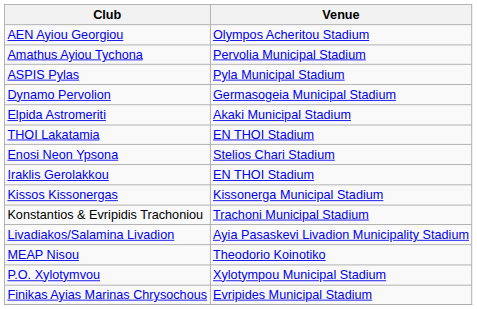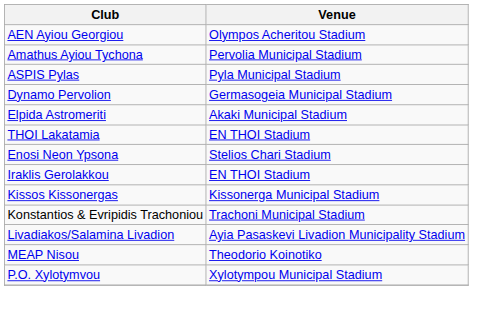- row: (107, 295)
